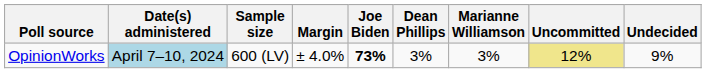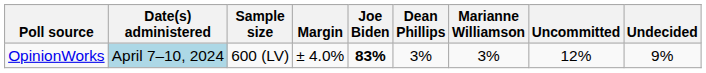(370, 56) 73% -> (370, 56) 83%
(576, 56) khaki background -> (576, 56) no background
